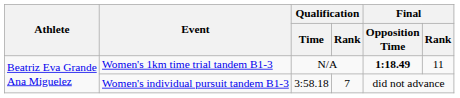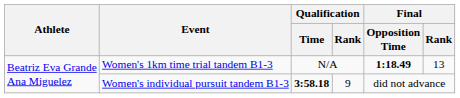(438, 65) 11 -> (439, 65) 13
(311, 83) normal -> (312, 83) bold
(347, 83) 7 -> (348, 83) 9
